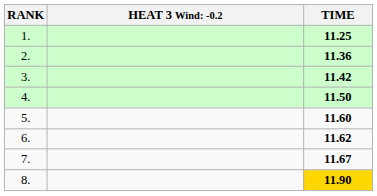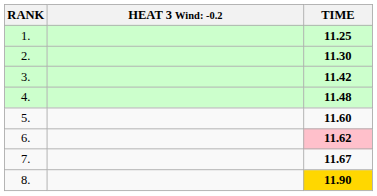(338, 56) 11.36 -> (338, 56) 11.30
(338, 97) 11.50 -> (338, 97) 11.48
(338, 139) no background -> (338, 139) pink background
